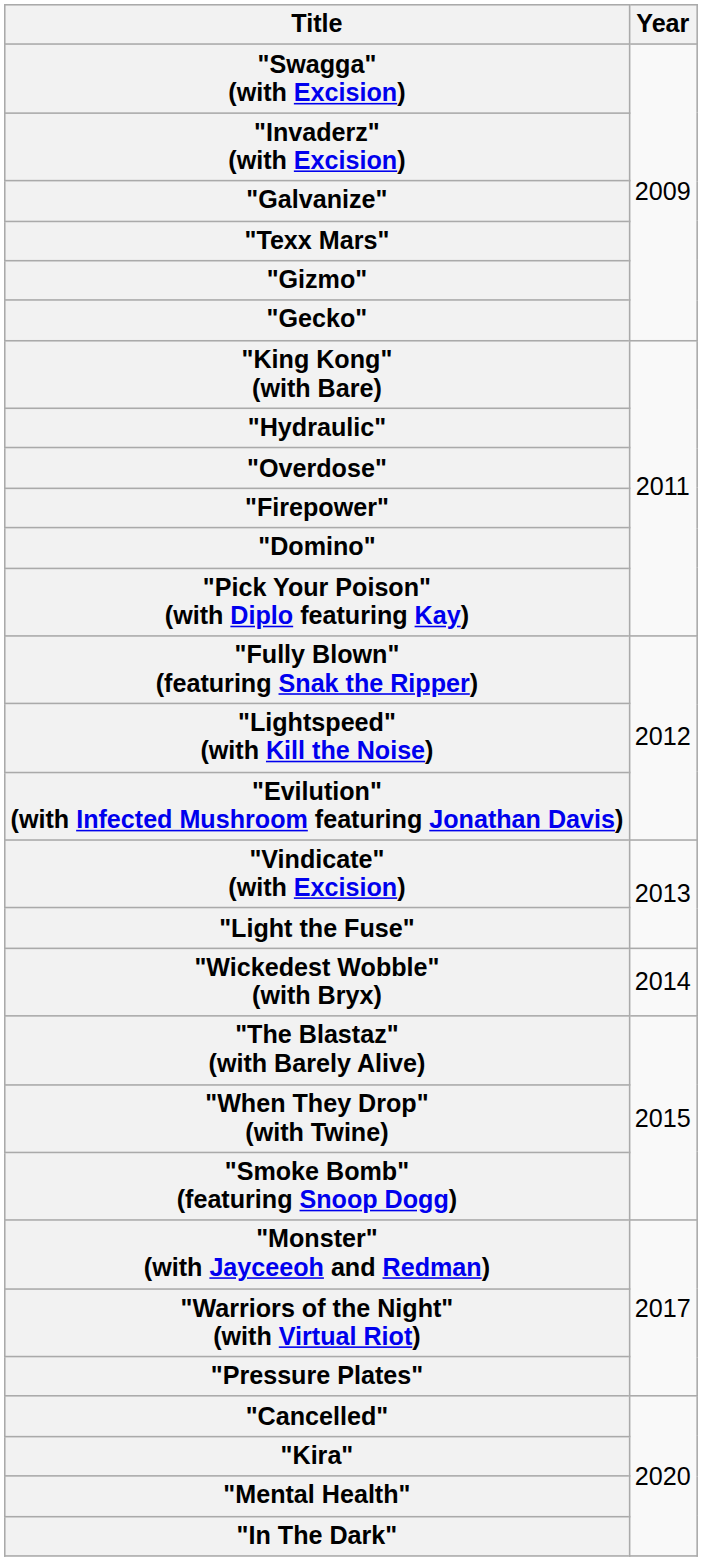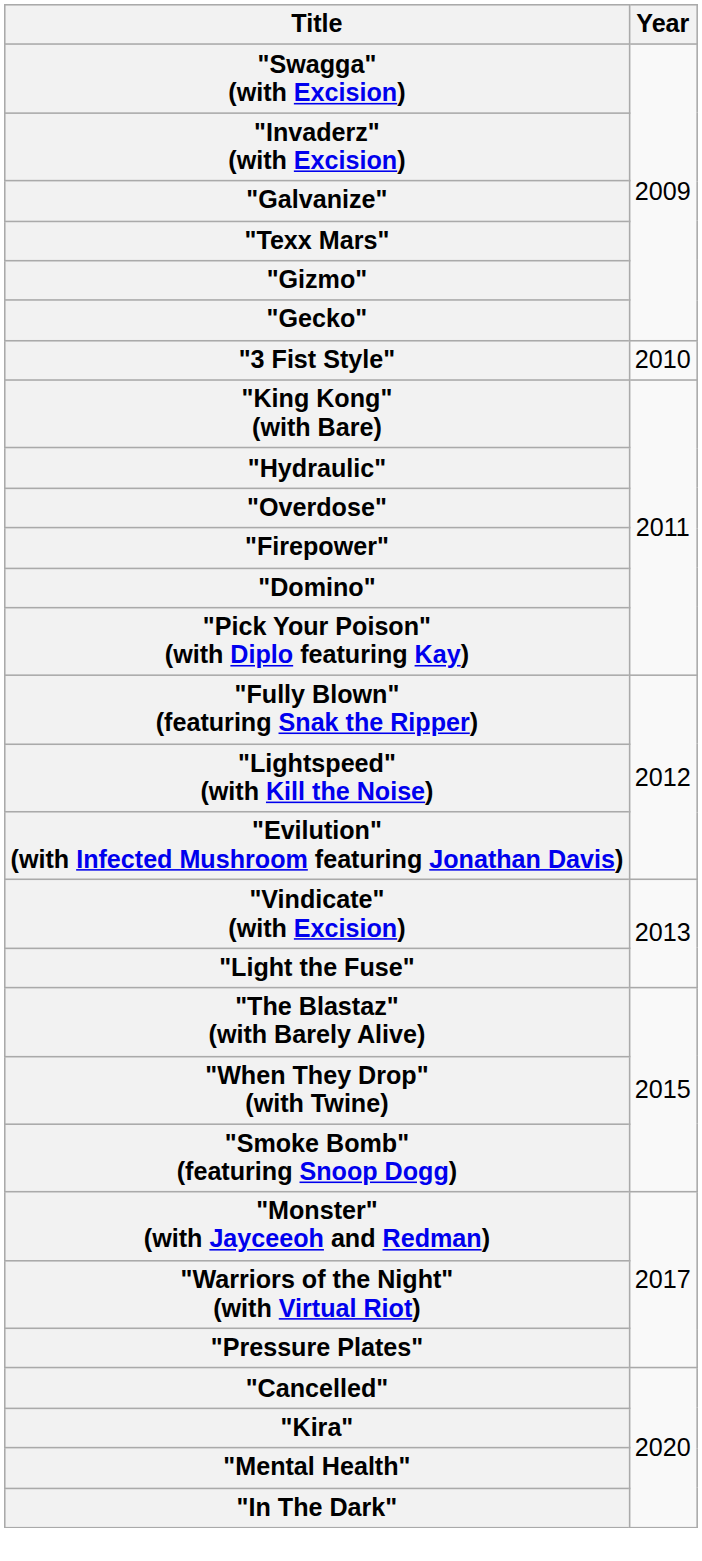+ row: (317, 359)
- row: (317, 981)
